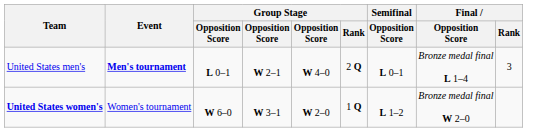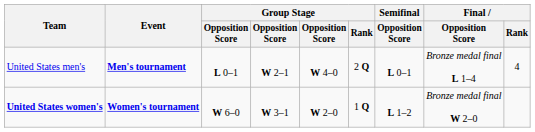(509, 67) 3 -> (517, 67) 4
(149, 107) normal -> (153, 107) bold
